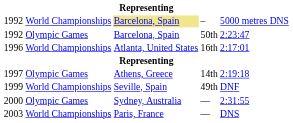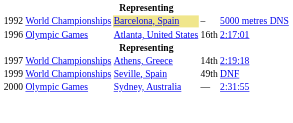- row: (13, 34)
(68, 48) World Championships -> (57, 34) Olympic Games
(57, 74) Olympic Games -> (68, 61) World Championships
- row: (13, 114)
